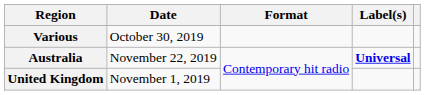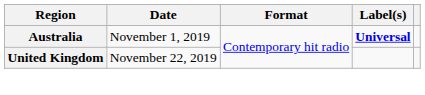- row: (55, 36)
(163, 57) November 22, 2019 -> (160, 36) November 1, 2019
(160, 79) November 1, 2019 -> (163, 57) November 22, 2019
